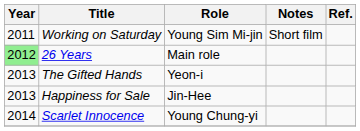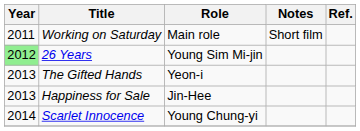(215, 34) Young Sim Mi-jin -> (193, 34) Main role
(193, 55) Main role -> (215, 55) Young Sim Mi-jin
